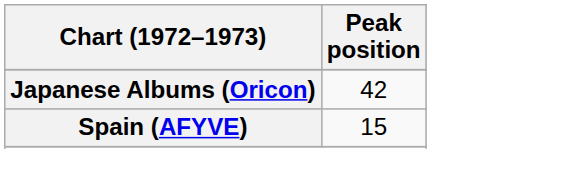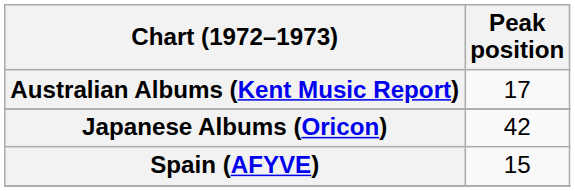+ row: (235, 89)
